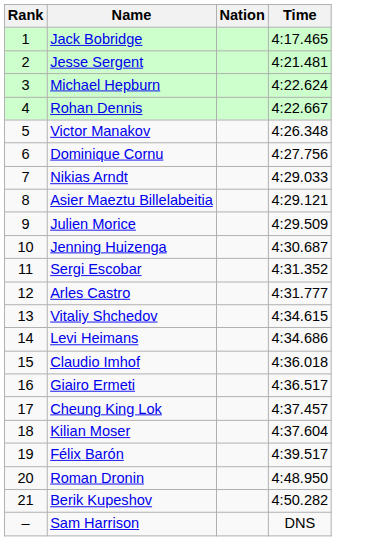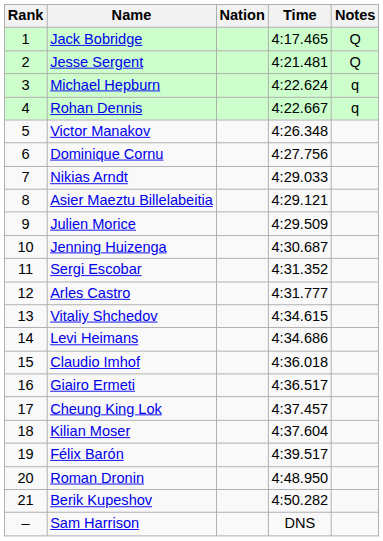+ column: (355, 16)
